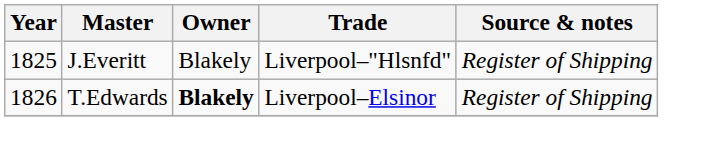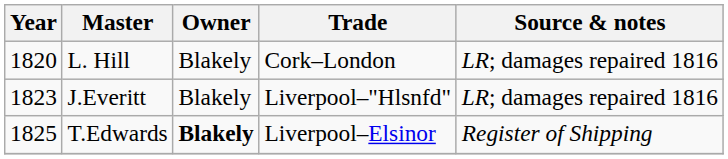+ row: (99, 60)
(33, 60) 1825 -> (33, 97) 1823
(557, 60) Register of Shipping -> (590, 97) LR; damages repaired 1816
(33, 97) 1826 -> (33, 134) 1825
